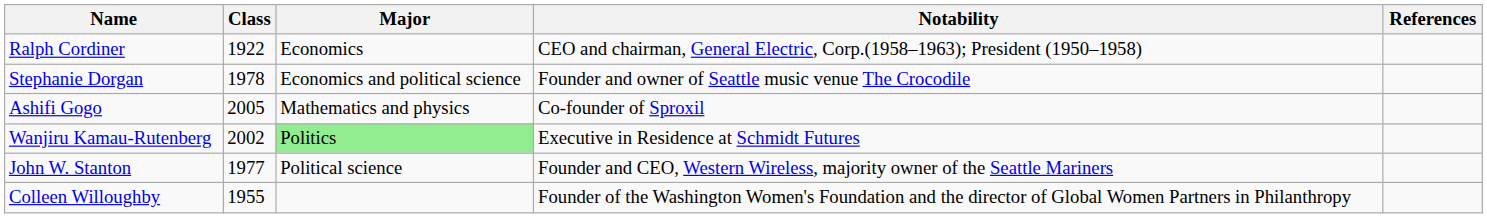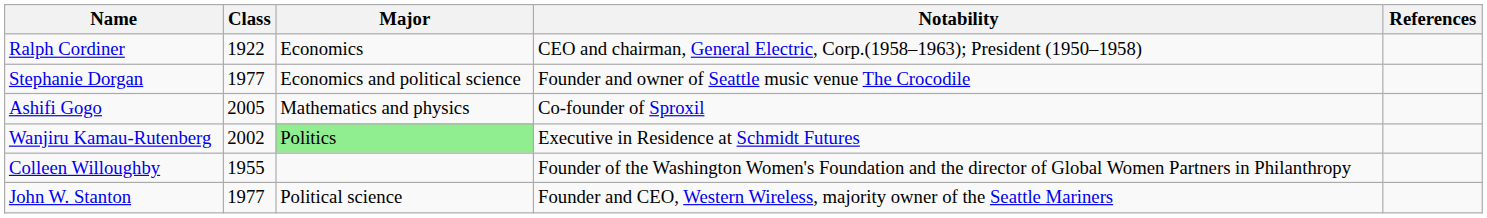(246, 78) 1978 -> (246, 78) 1977
rows swapped: (70, 167) <-> (85, 197)
